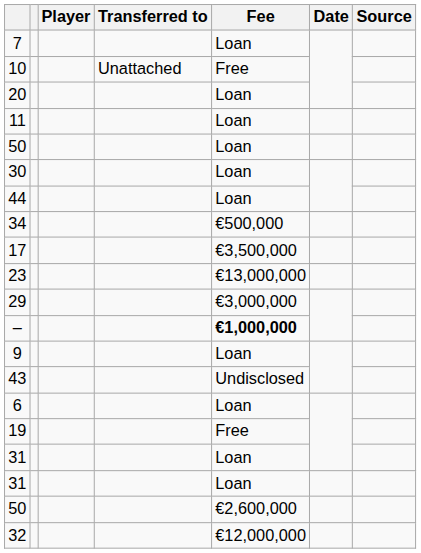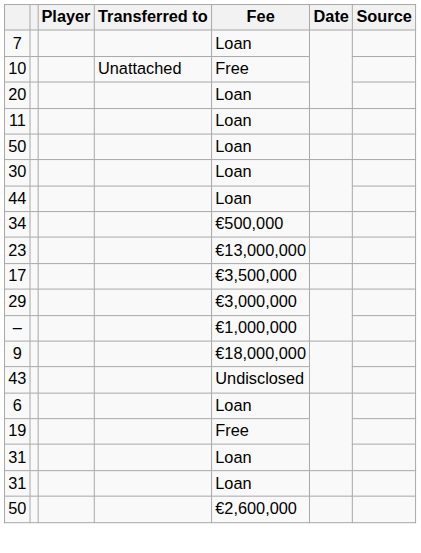rows swapped: (17, 276) <-> (17, 250)
(256, 328) bold -> (256, 328) normal
(233, 353) Loan -> (261, 353) €18,000,000
- row: (17, 535)
